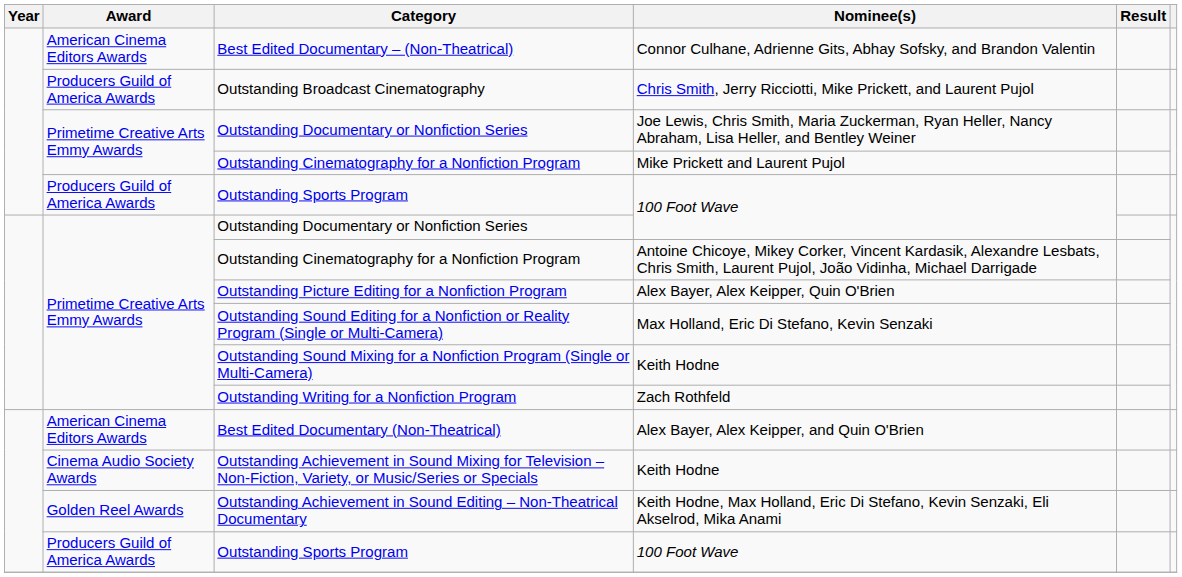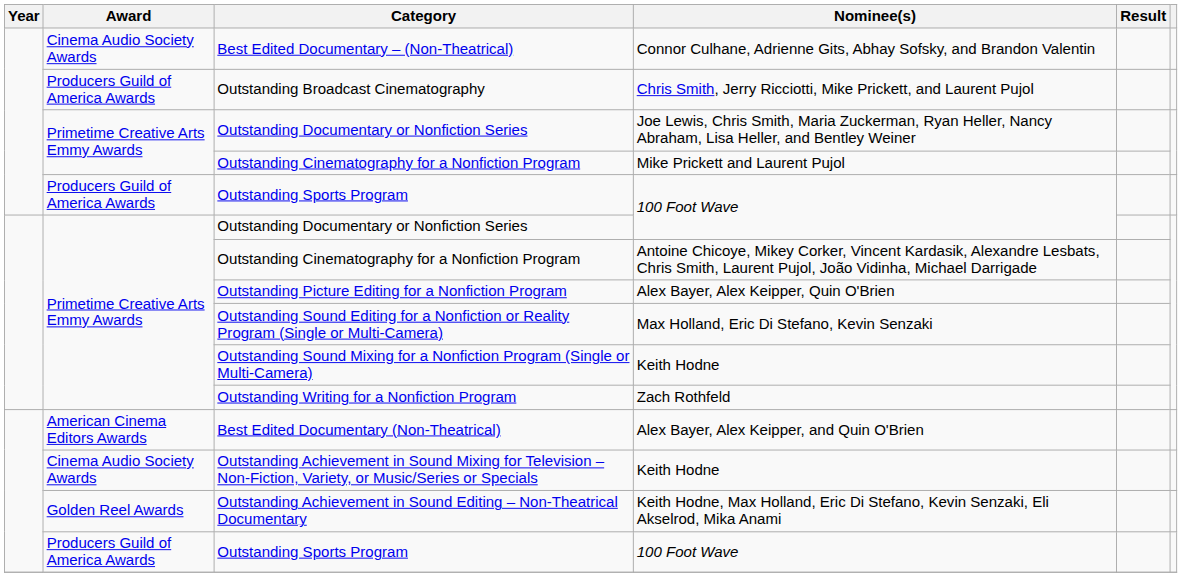(106, 48) American Cinema Editors Awards -> (120, 48) Cinema Audio Society Awards
